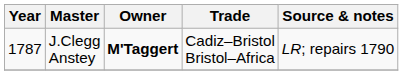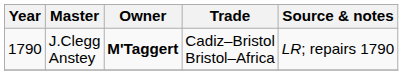(25, 49) 1787 -> (25, 49) 1790
